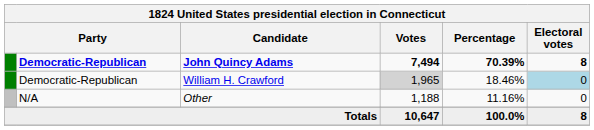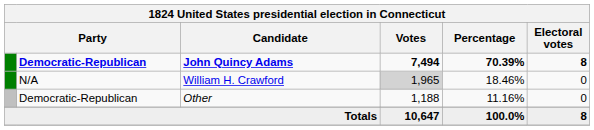(78, 80) Democratic-Republican -> (29, 80) N/A
(584, 80) lightblue background -> (584, 80) no background
(29, 99) N/A -> (78, 99) Democratic-Republican
